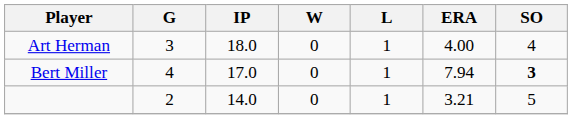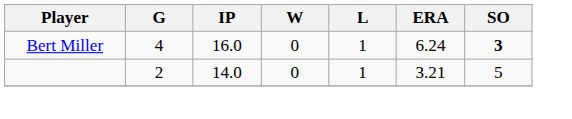- row: (69, 45)
(242, 72) 17.0 -> (227, 45) 16.0
(459, 72) 7.94 -> (430, 45) 6.24
